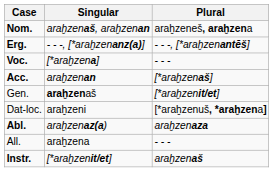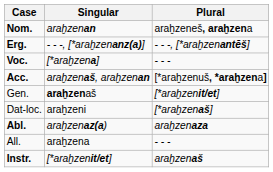(98, 28) araḫzenaš, araḫzenan -> (71, 28) araḫzenan
(71, 77) araḫzenan -> (98, 77) araḫzenaš, araḫzenan
(183, 77) [*araḫzenaš] -> (211, 77) [*araḫzenuš, *araḫzena]
(211, 110) [*araḫzenuš, *araḫzena] -> (183, 110) [*araḫzenaš]
